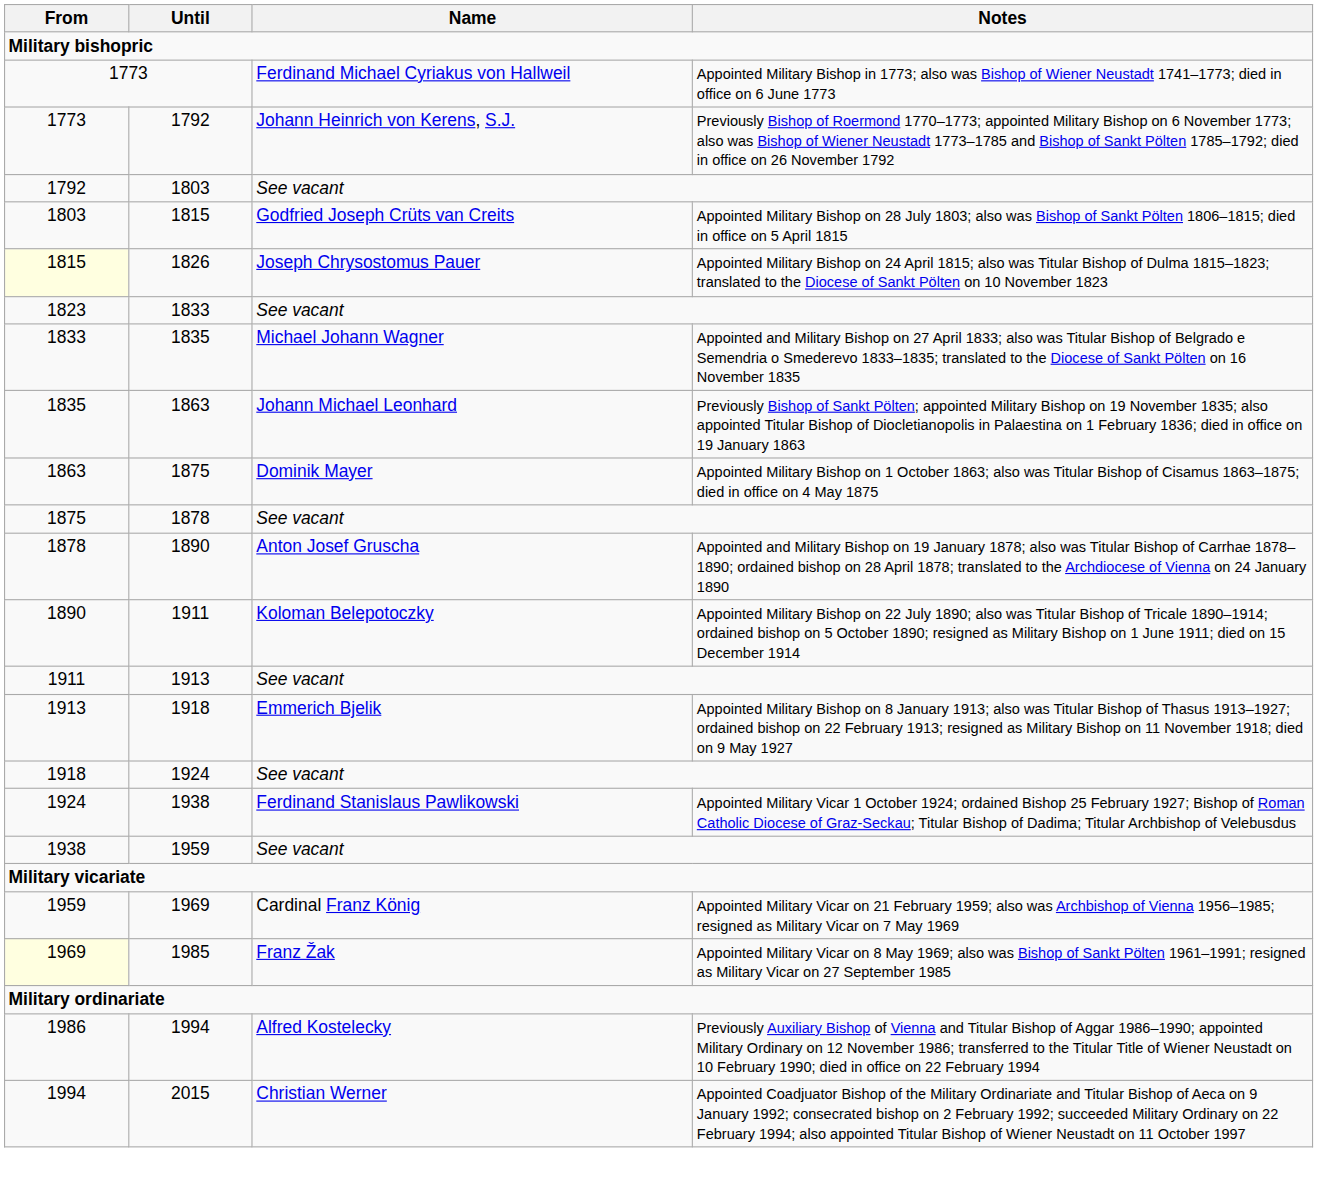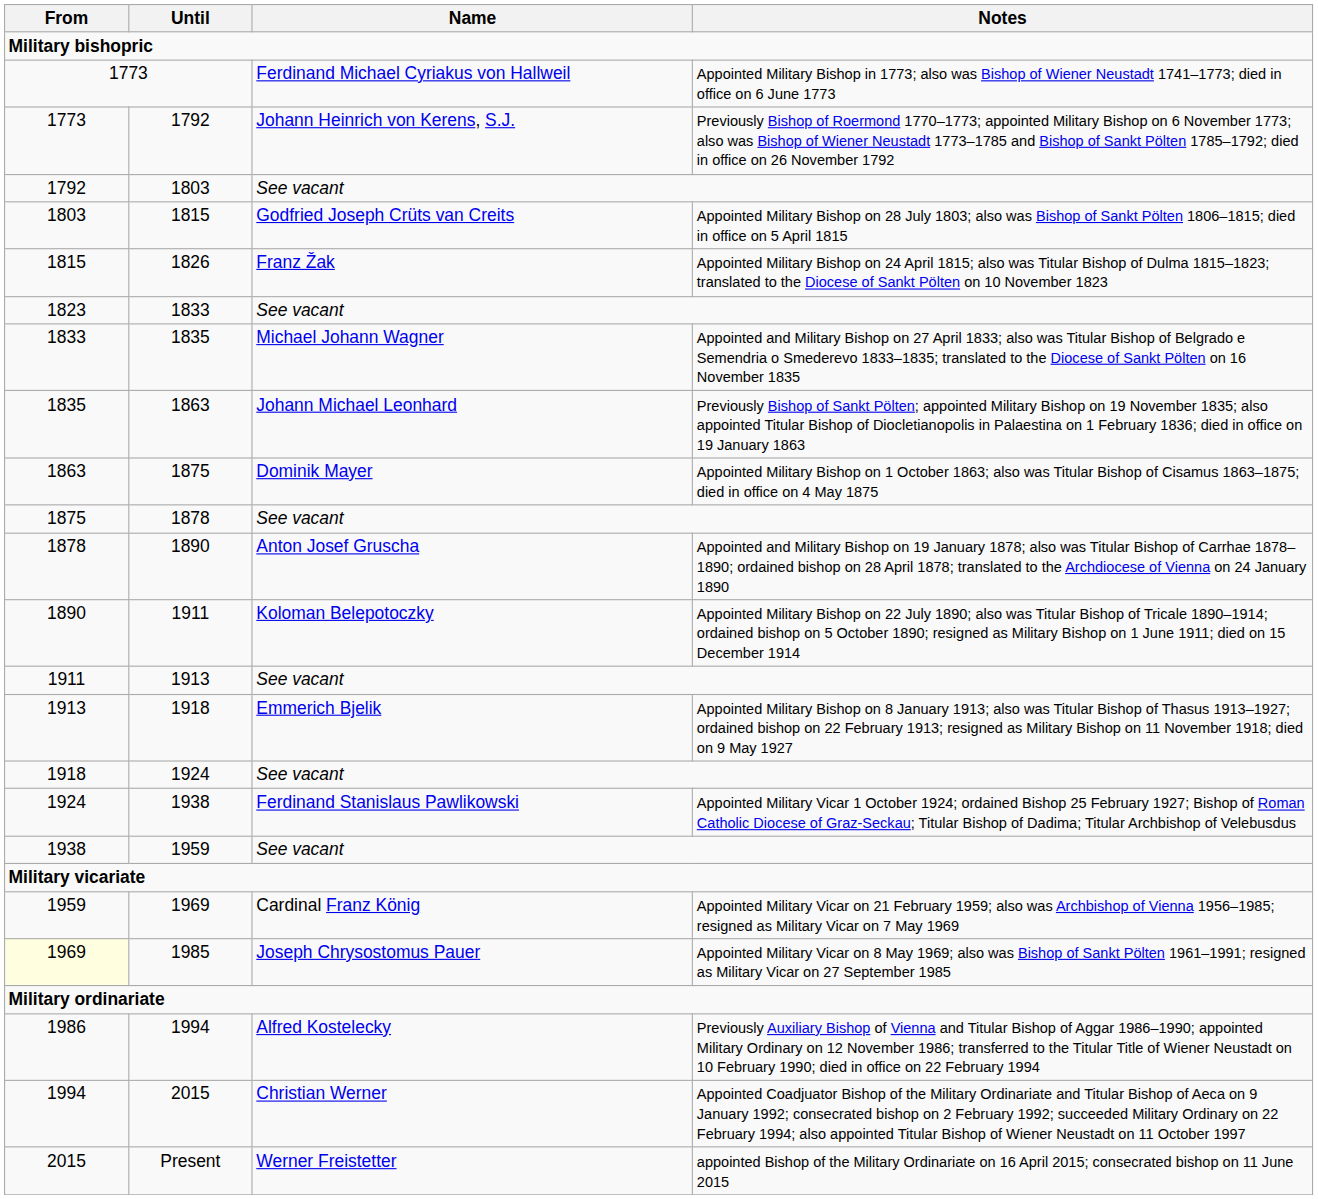(66, 262) lightyellow background -> (66, 262) no background
(368, 262) Joseph Chrysostomus Pauer -> (296, 262) Franz Žak
(296, 952) Franz Žak -> (368, 952) Joseph Chrysostomus Pauer
+ row: (190, 1161)
